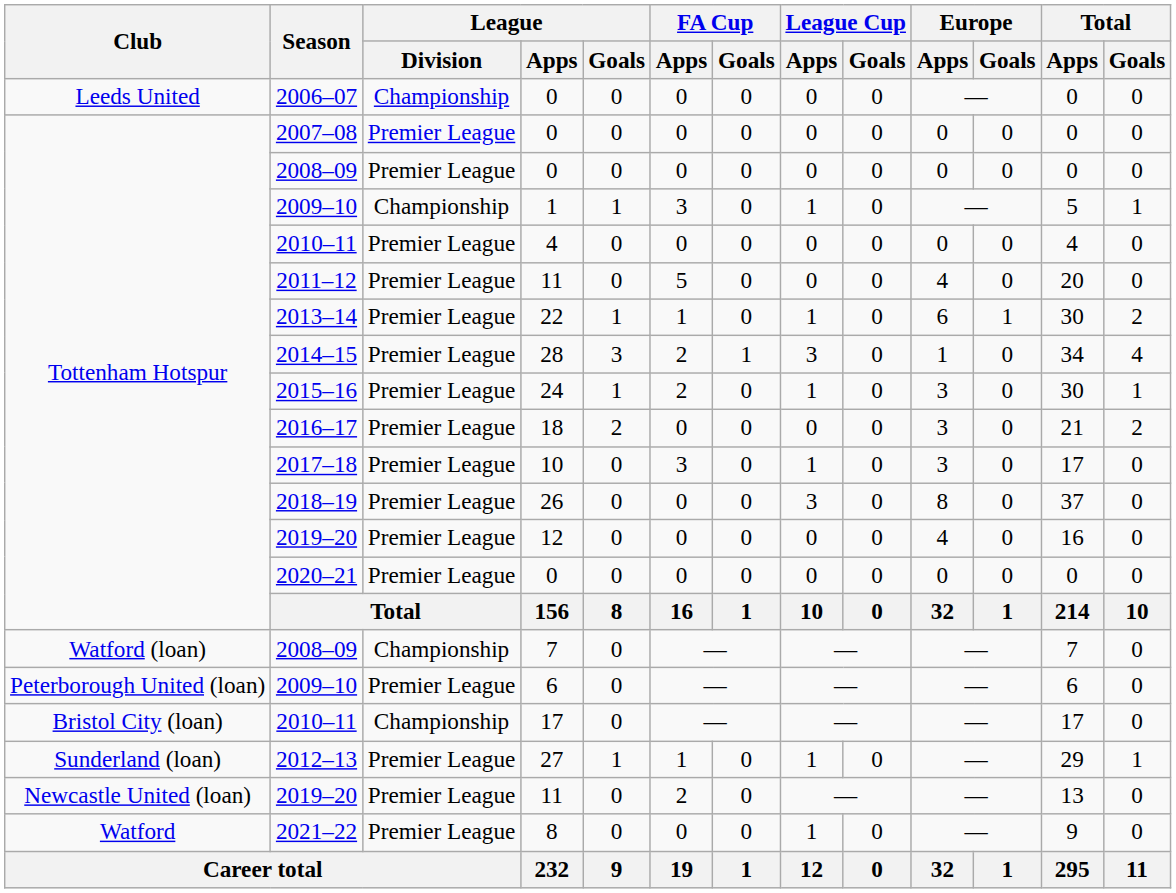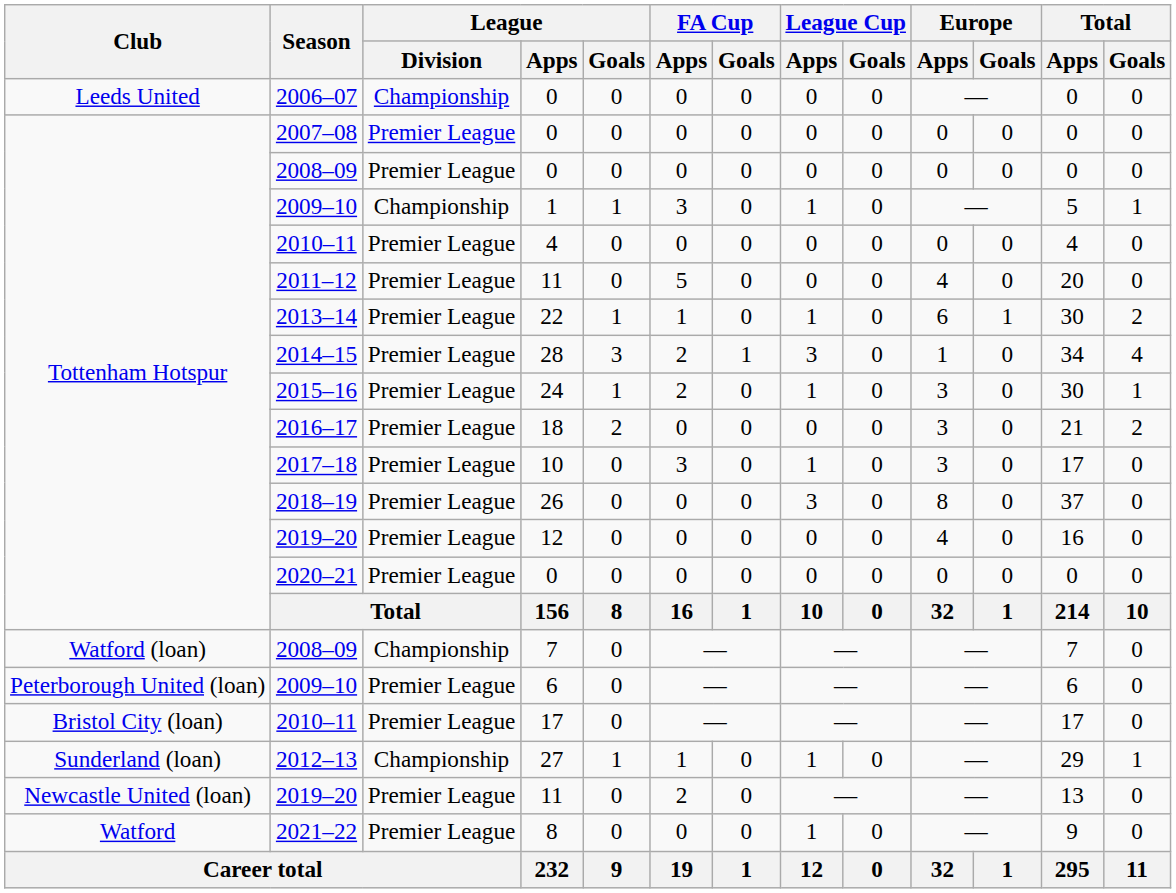(442, 721) Championship -> (442, 721) Premier League
(442, 758) Premier League -> (442, 758) Championship
